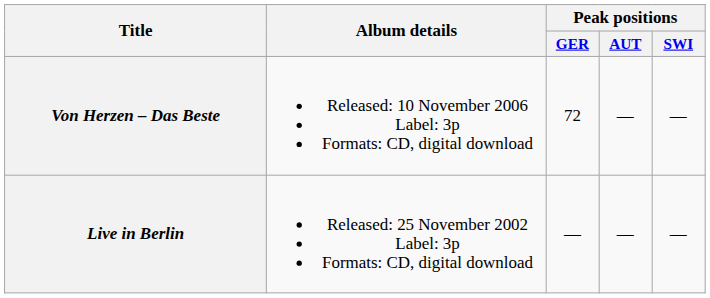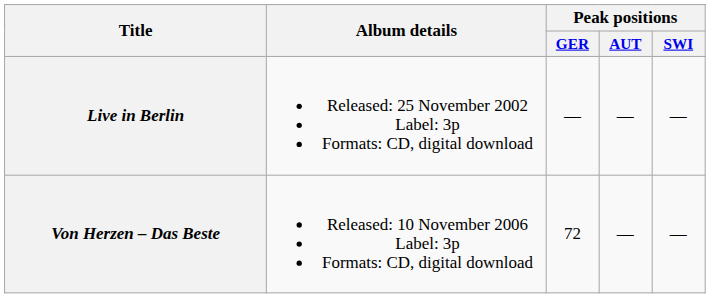rows swapped: (136, 233) <-> (136, 115)
